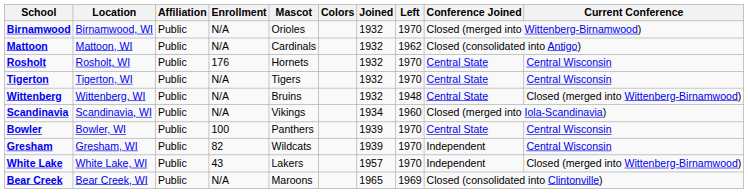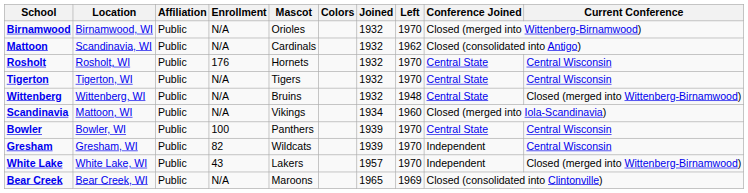(104, 46) Mattoon, WI -> (114, 46) Scandinavia, WI
(114, 113) Scandinavia, WI -> (104, 113) Mattoon, WI
